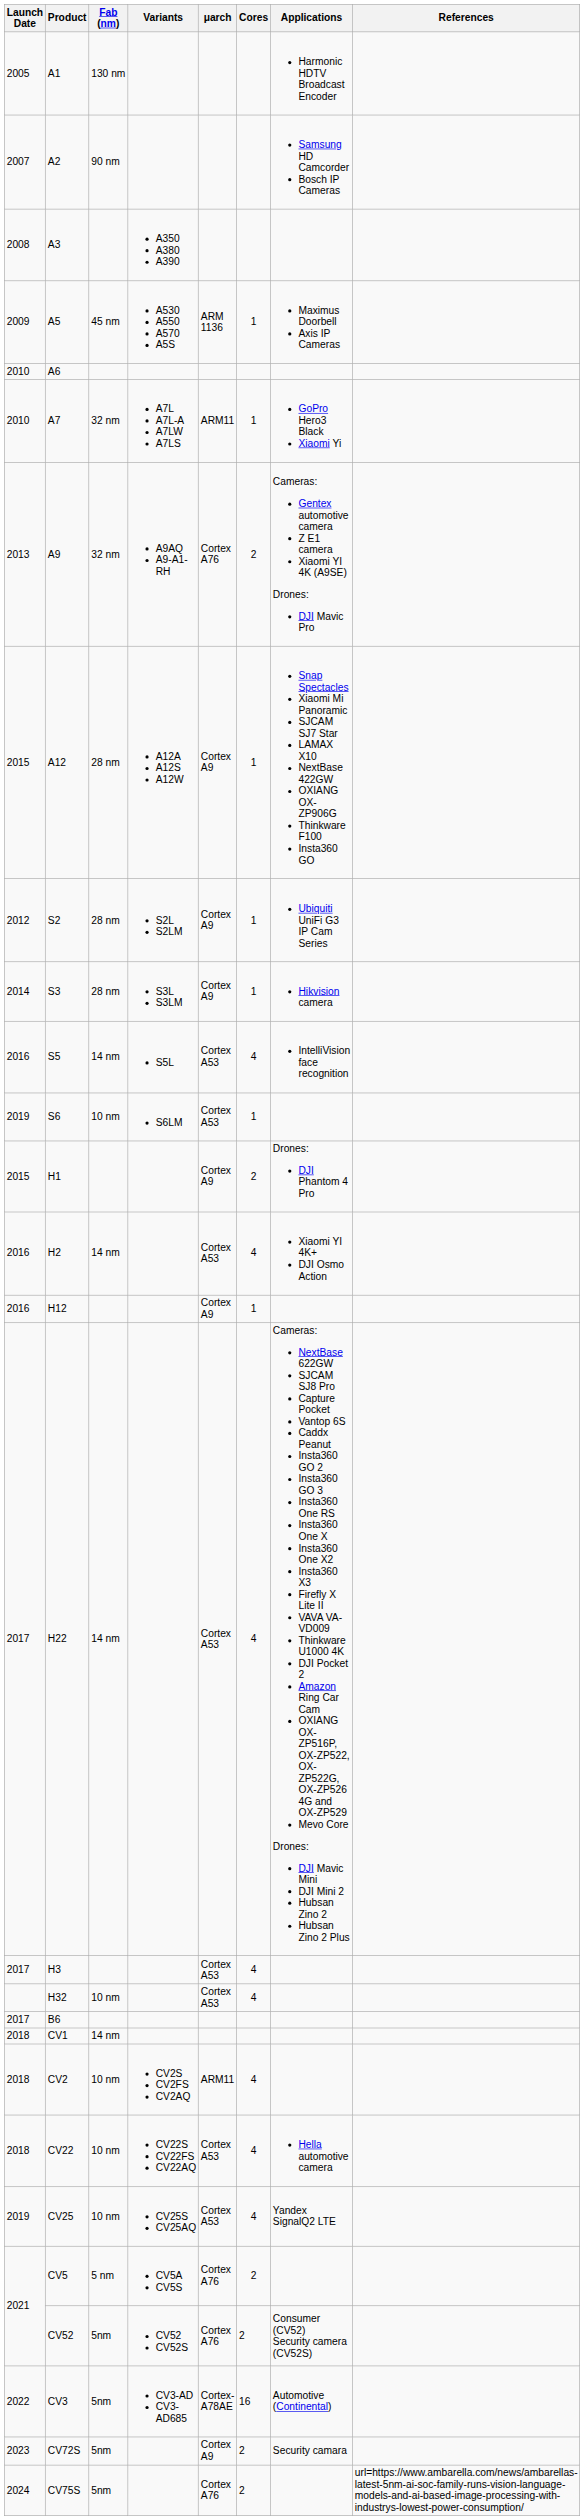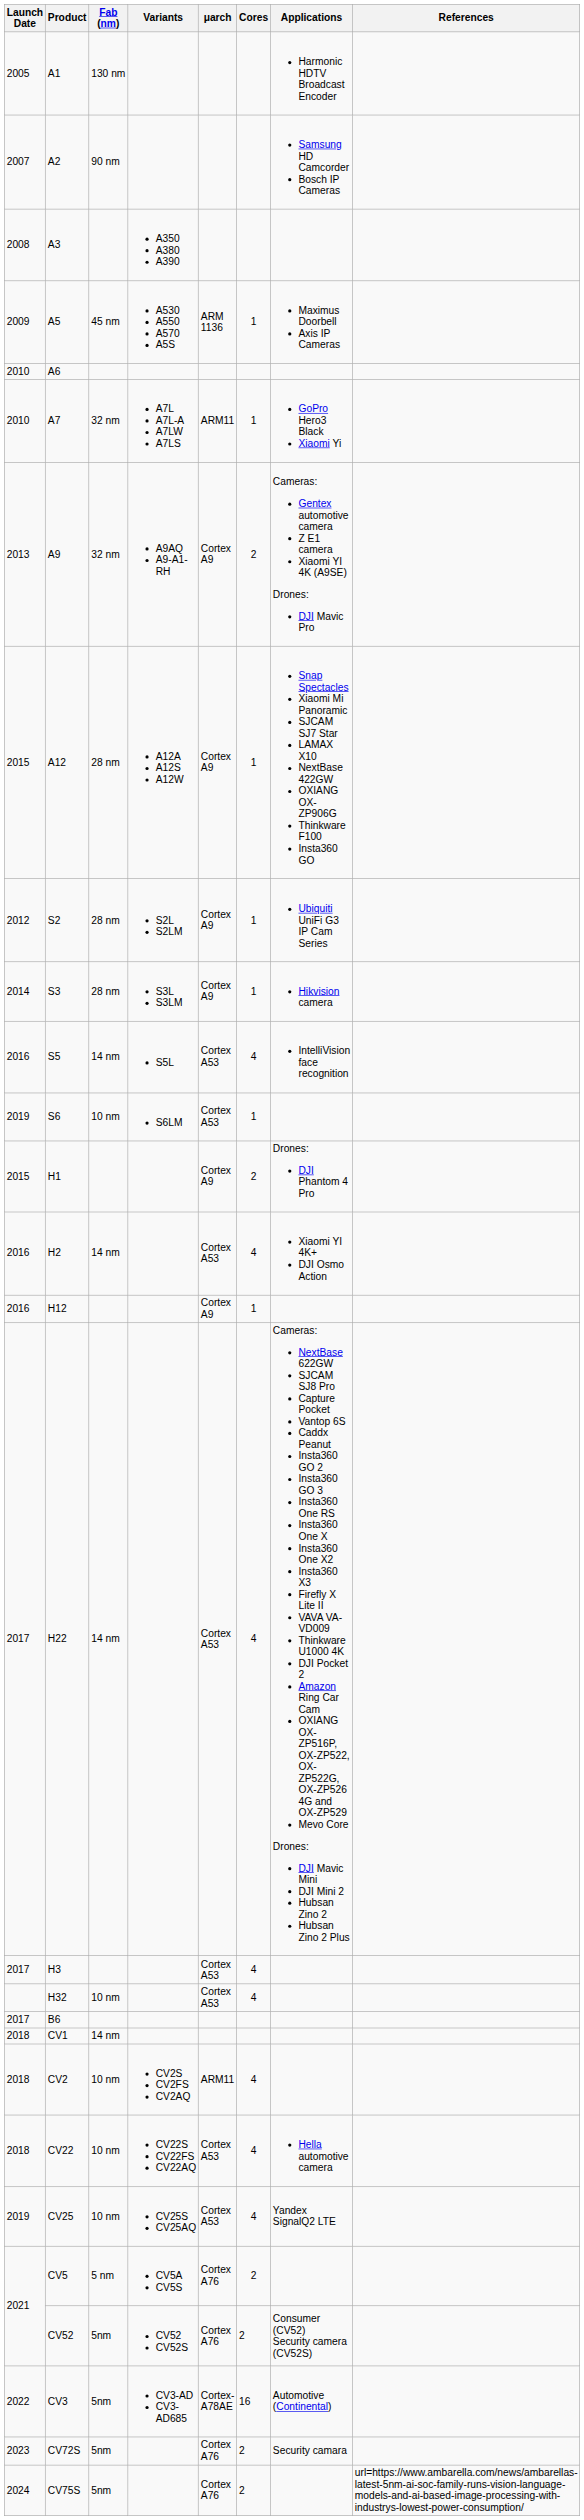(216, 554) Cortex A76 -> (216, 554) Cortex A9
(216, 2451) Cortex A9 -> (216, 2451) Cortex A76
